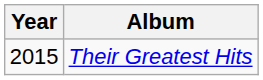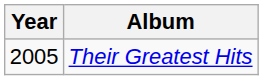(34, 56) 2015 -> (34, 56) 2005
